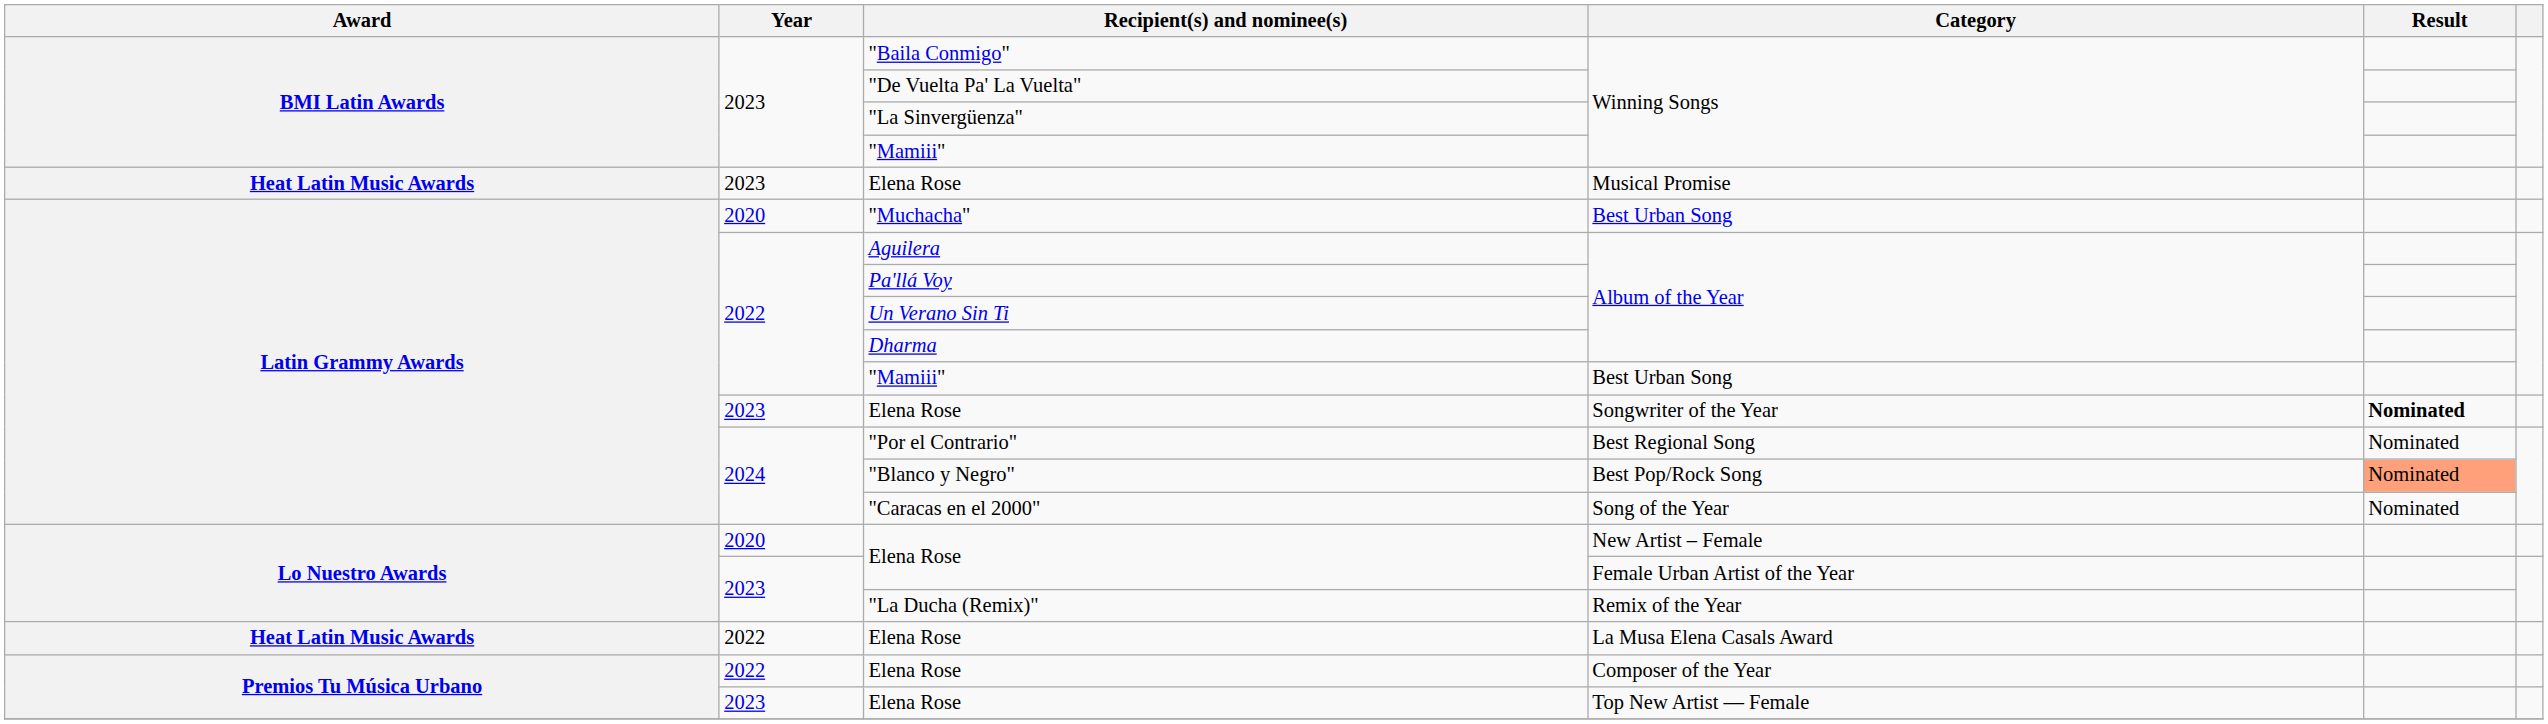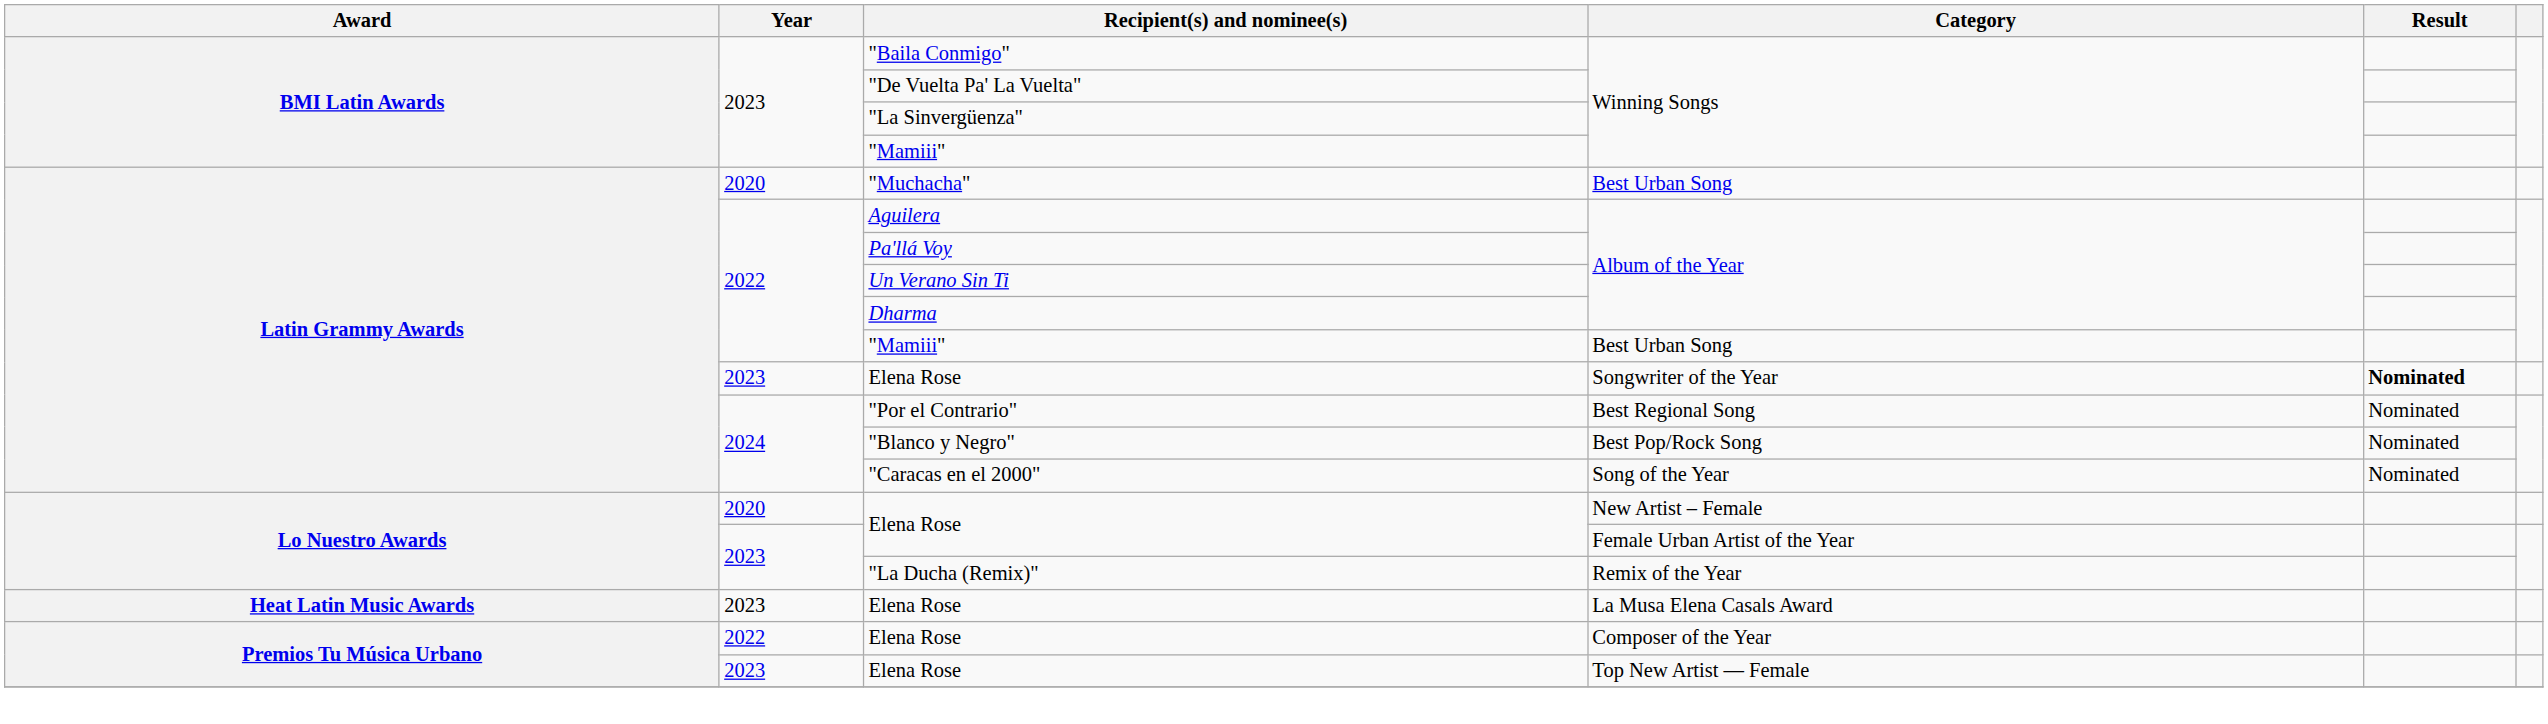- row: (915, 183)
(2414, 475) lightsalmon background -> (2414, 442) no background
(745, 637) 2022 -> (745, 605) 2023
